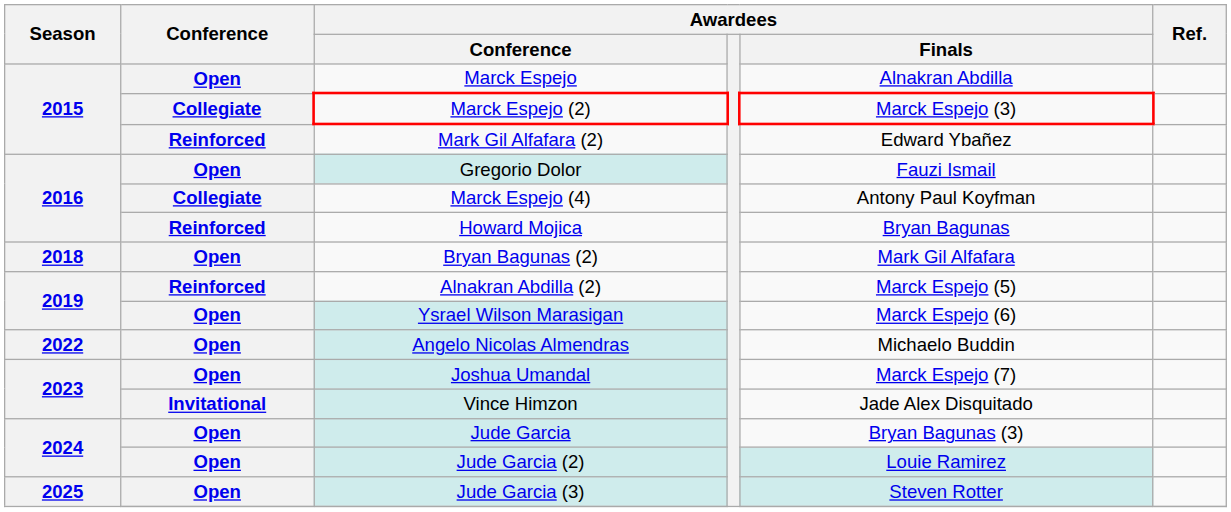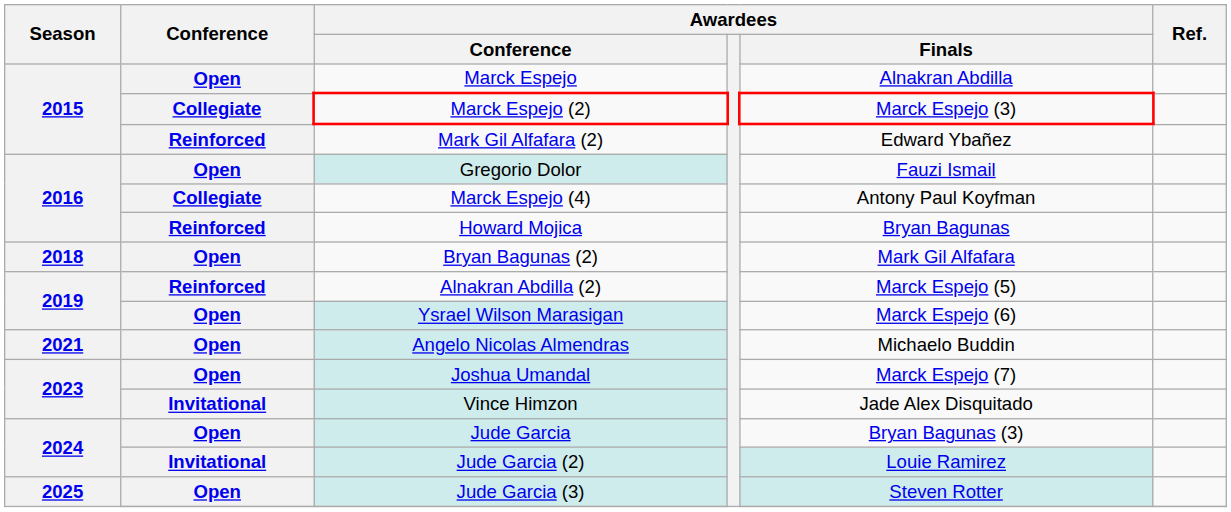(63, 345) 2022 -> (63, 345) 2021
(217, 463) Open -> (217, 463) Invitational
